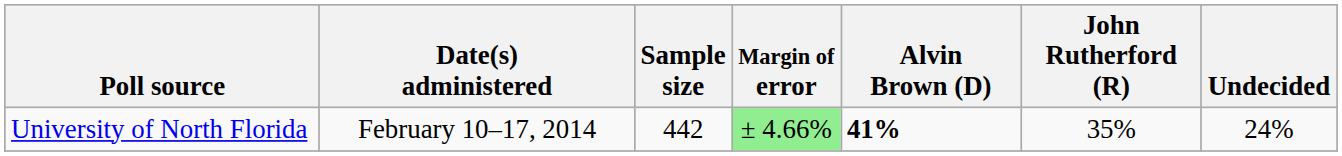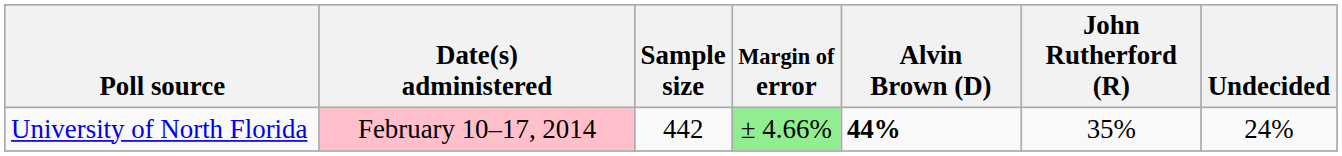(477, 128) no background -> (477, 128) pink background
(874, 128) 41% -> (874, 128) 44%
